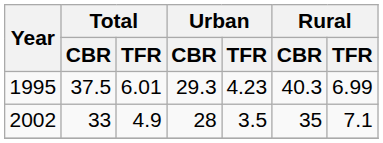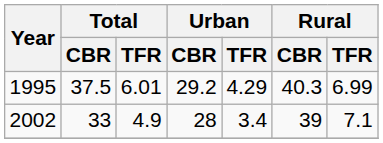(196, 87) 29.3 -> (196, 87) 29.2
(247, 87) 4.23 -> (247, 87) 4.29
(253, 120) 3.5 -> (253, 120) 3.4
(311, 120) 35 -> (311, 120) 39
